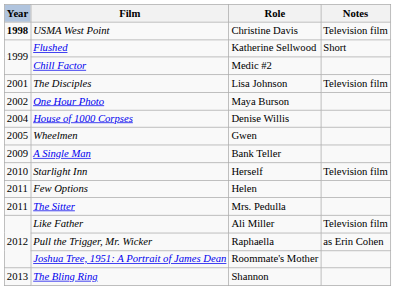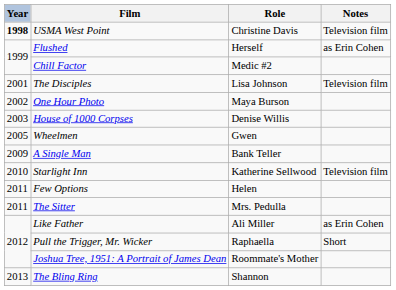(274, 48) Katherine Sellwood -> (247, 48) Herself
(335, 48) Short -> (353, 48) as Erin Cohen
(18, 119) 2004 -> (18, 119) 2003
(247, 171) Herself -> (274, 171) Katherine Sellwood
(356, 224) Television film -> (353, 224) as Erin Cohen
(353, 242) as Erin Cohen -> (335, 242) Short
